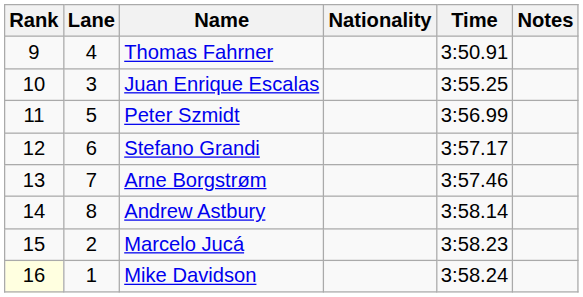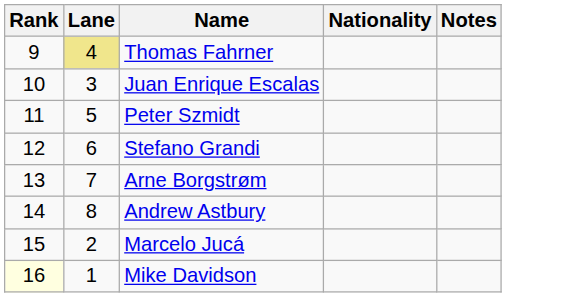- column: (474, 20)
(91, 52) no background -> (91, 52) khaki background
